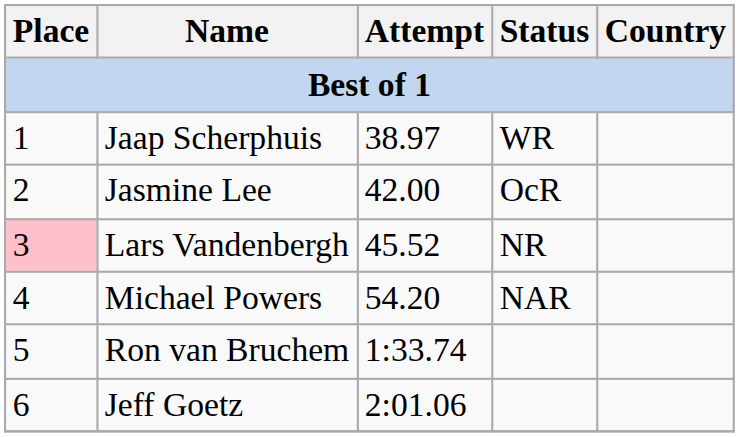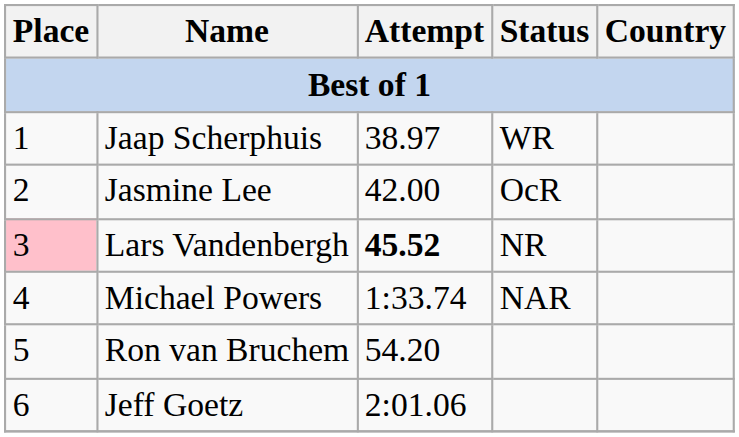(403, 244) normal -> (403, 244) bold
(403, 297) 54.20 -> (416, 297) 1:33.74
(416, 350) 1:33.74 -> (403, 350) 54.20
